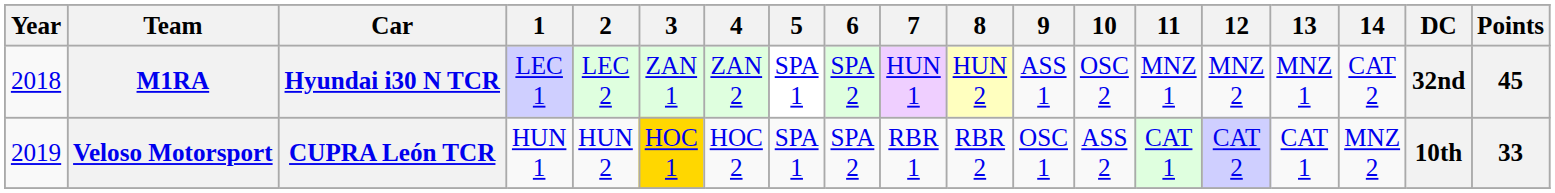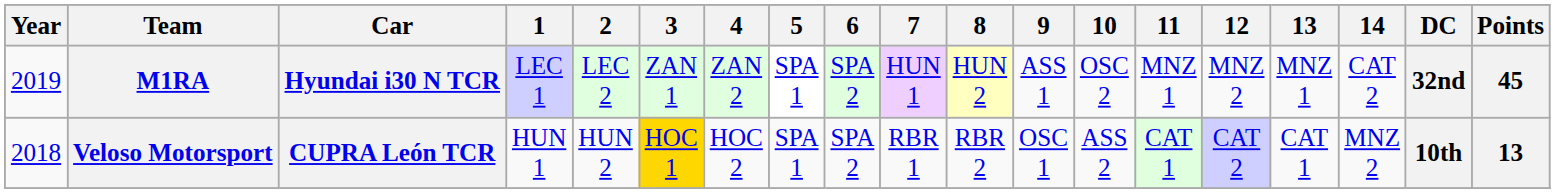(36, 81) 2018 -> (36, 81) 2019
(36, 152) 2019 -> (36, 152) 2018
(1511, 152) 33 -> (1511, 152) 13
